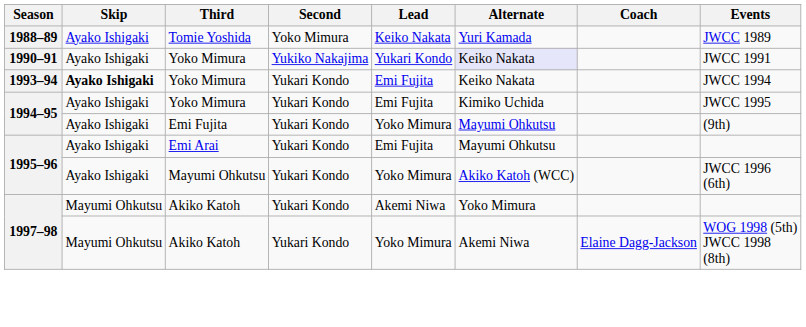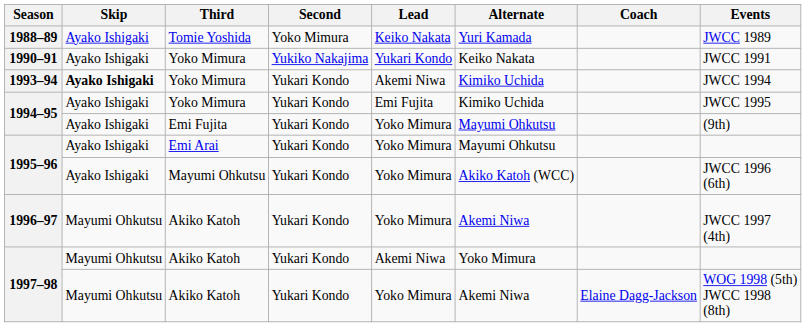(497, 59) lavender background -> (497, 59) no background
(404, 80) Emi Fujita -> (410, 80) Akemi Niwa
(497, 80) Keiko Nakata -> (501, 80) Kimiko Uchida
(404, 146) Emi Fujita -> (413, 146) Yoko Mimura
+ row: (33, 220)
